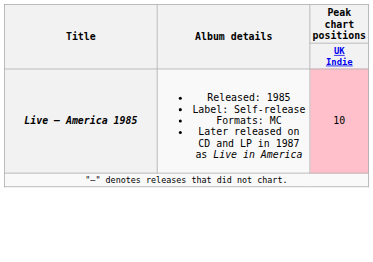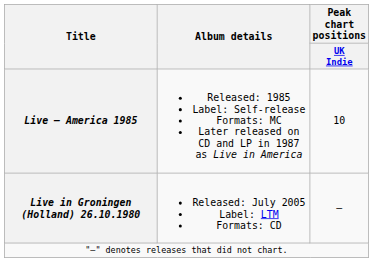(339, 121) pink background -> (339, 121) no background
+ row: (81, 208)
